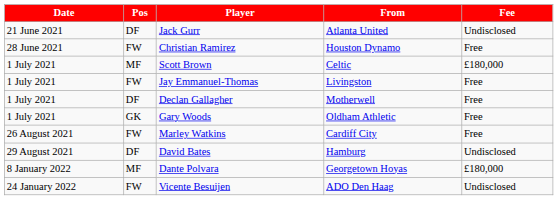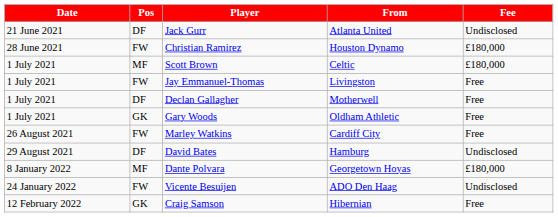(473, 47) Free -> (485, 47) £180,000
+ row: (194, 203)
